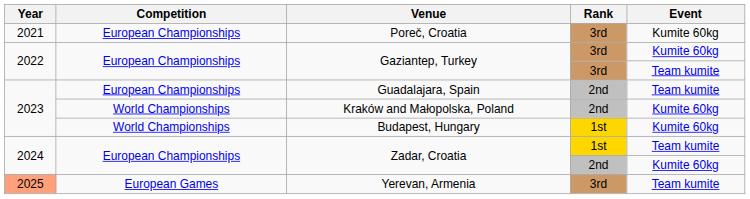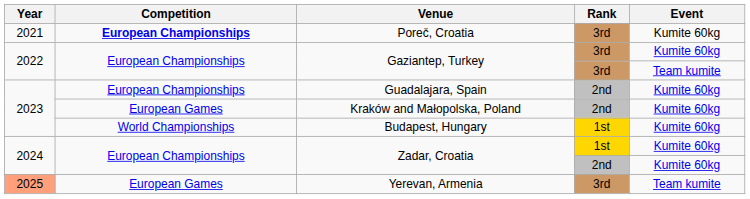(171, 33) normal -> (176, 33) bold
(686, 90) Team kumite -> (687, 90) Kumite 60kg
(171, 109) World Championships -> (176, 109) European Games
(686, 146) Team kumite -> (687, 146) Kumite 60kg
